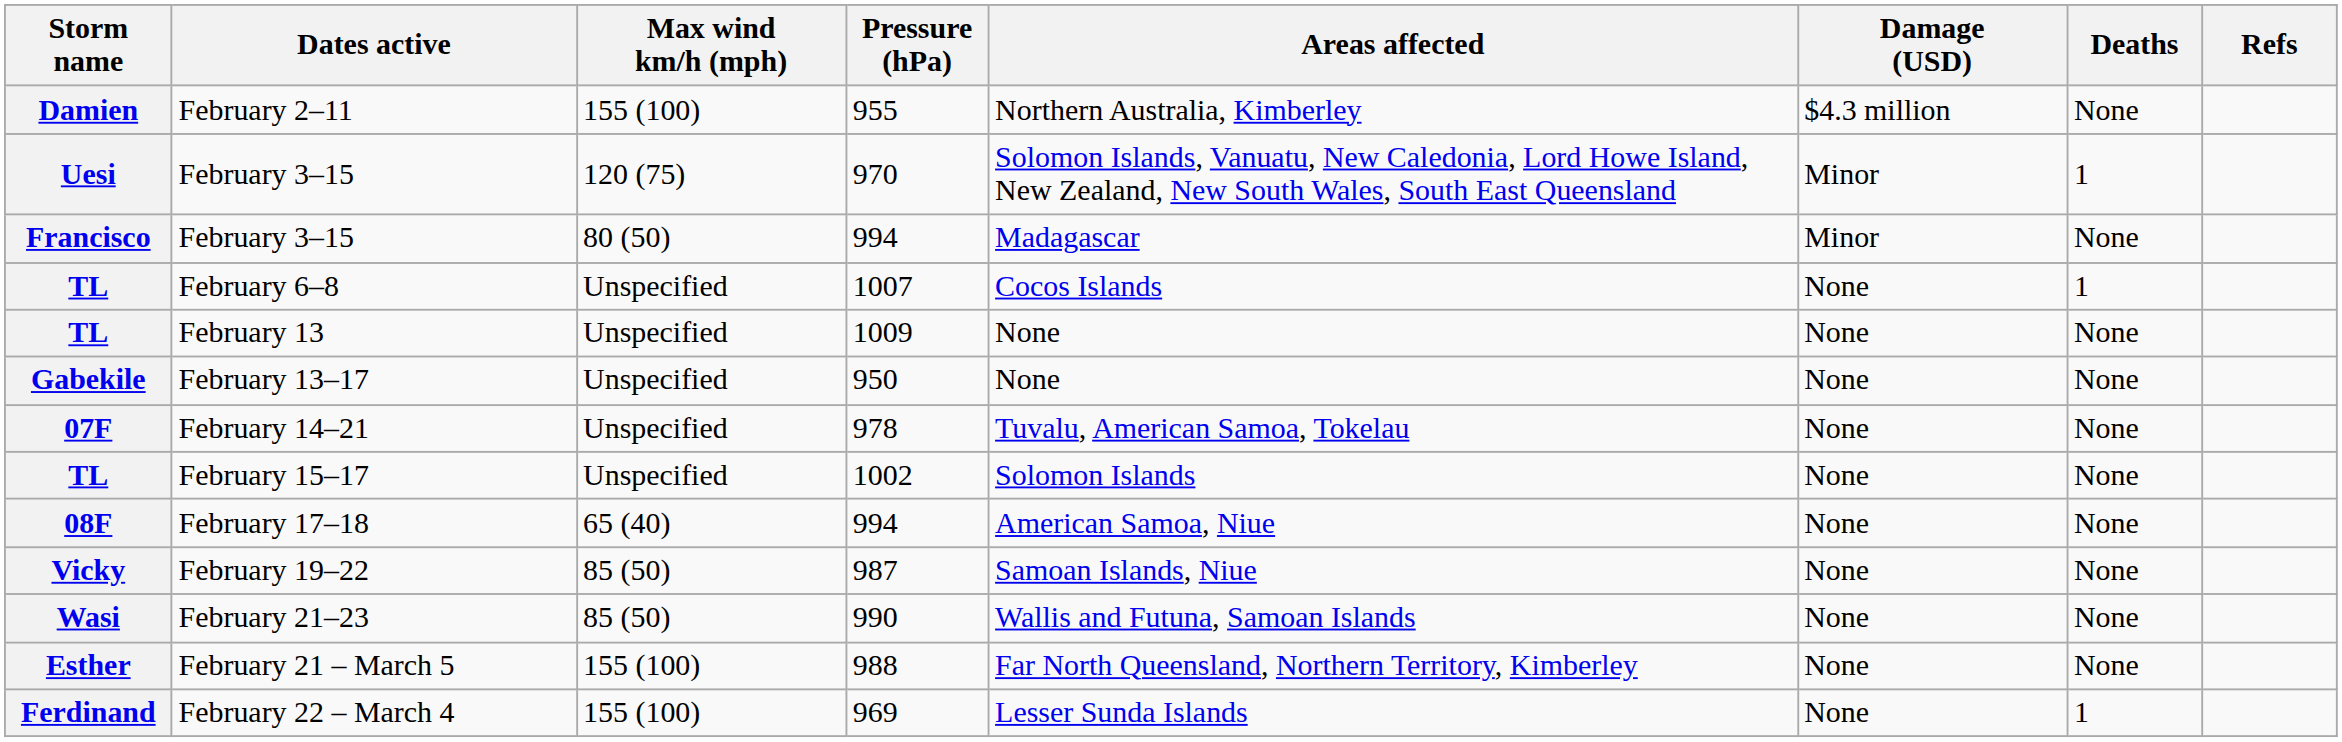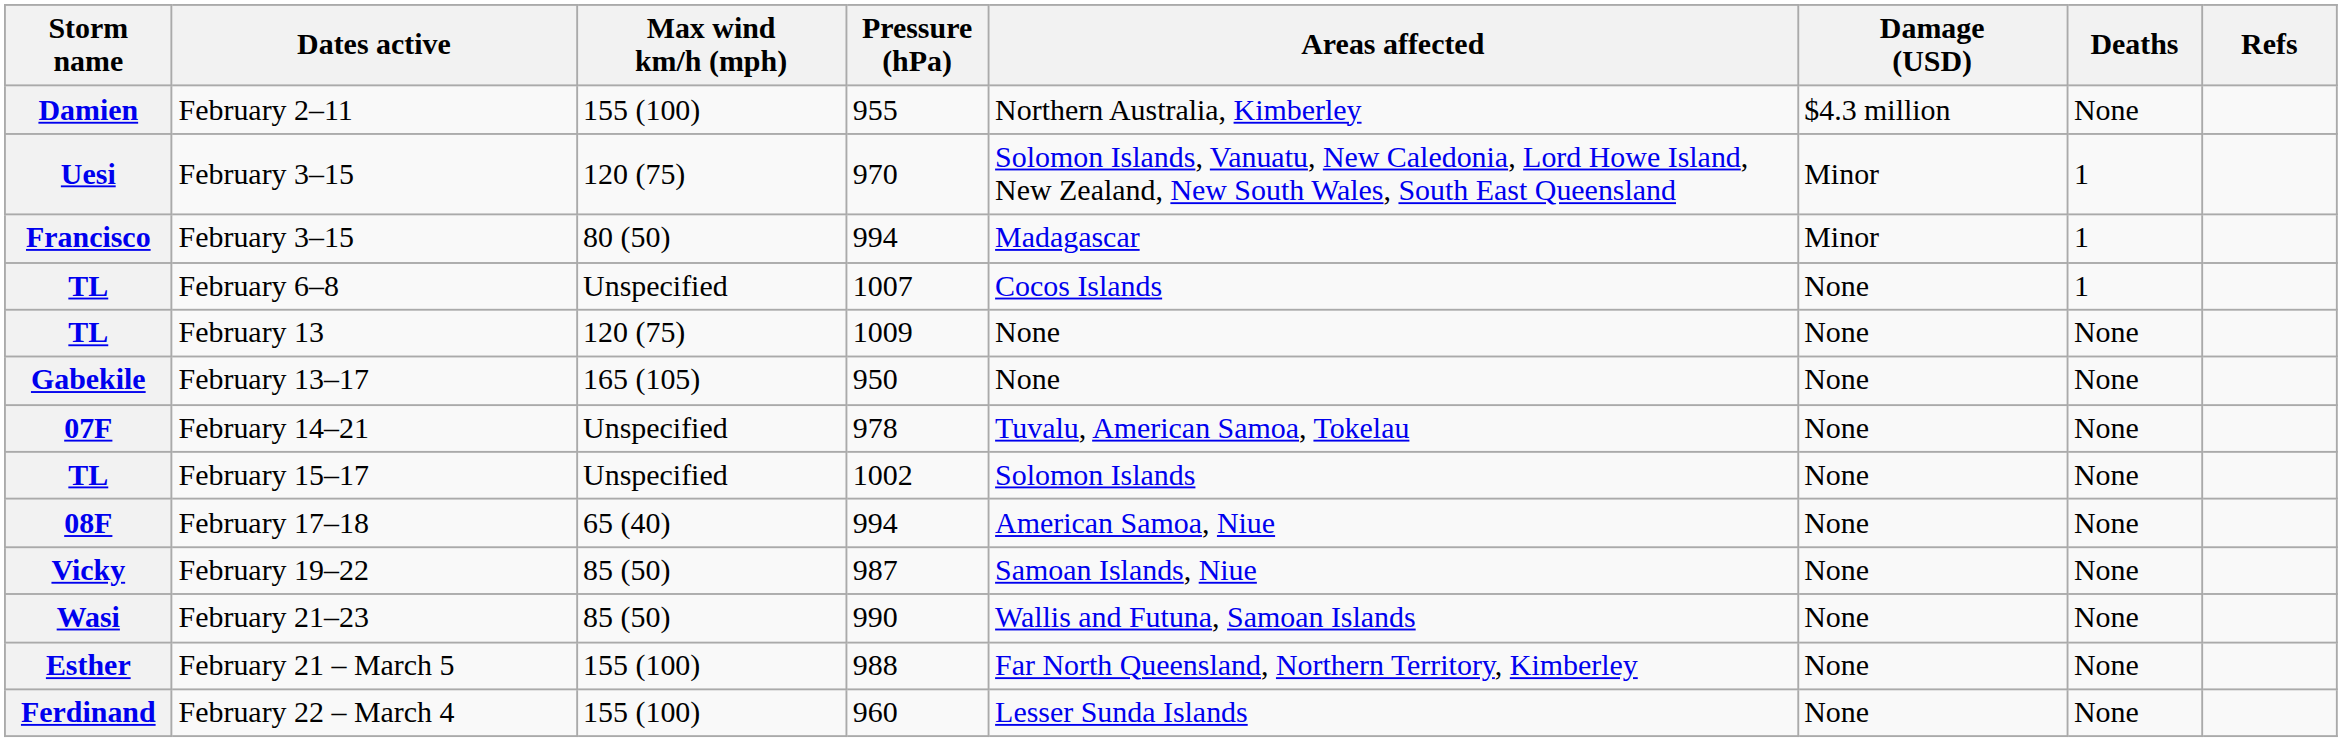(2106, 237) None -> (2081, 237) 1
(655, 332) Unspecified -> (634, 332) 120 (75)
(655, 380) Unspecified -> (642, 380) 165 (105)
(875, 712) 969 -> (875, 712) 960
(2081, 712) 1 -> (2106, 712) None
